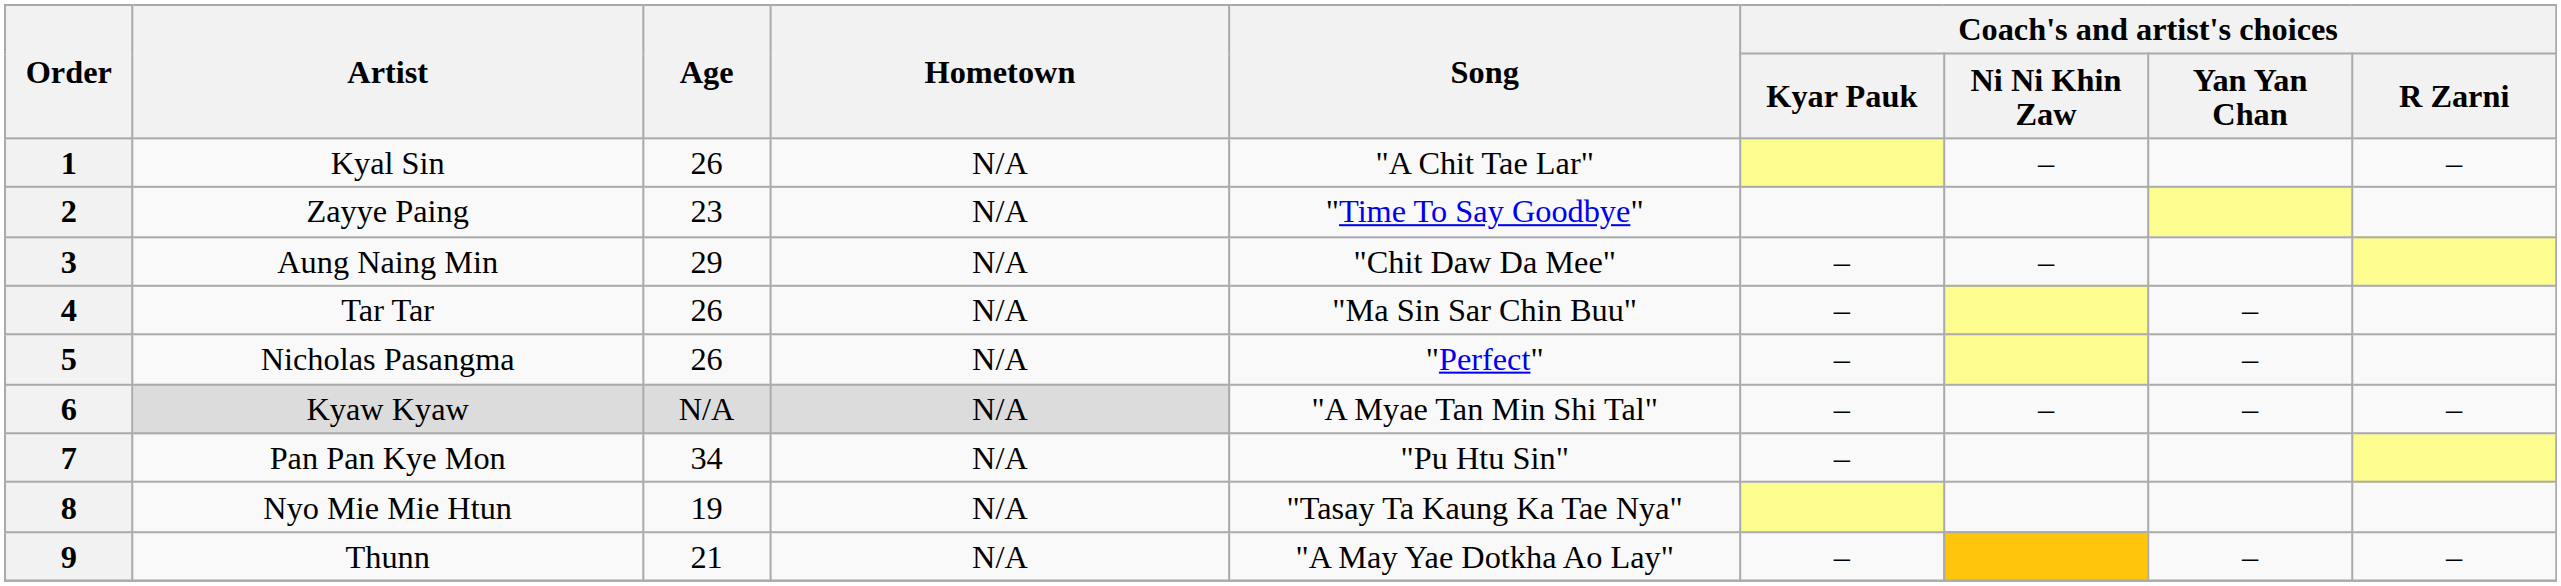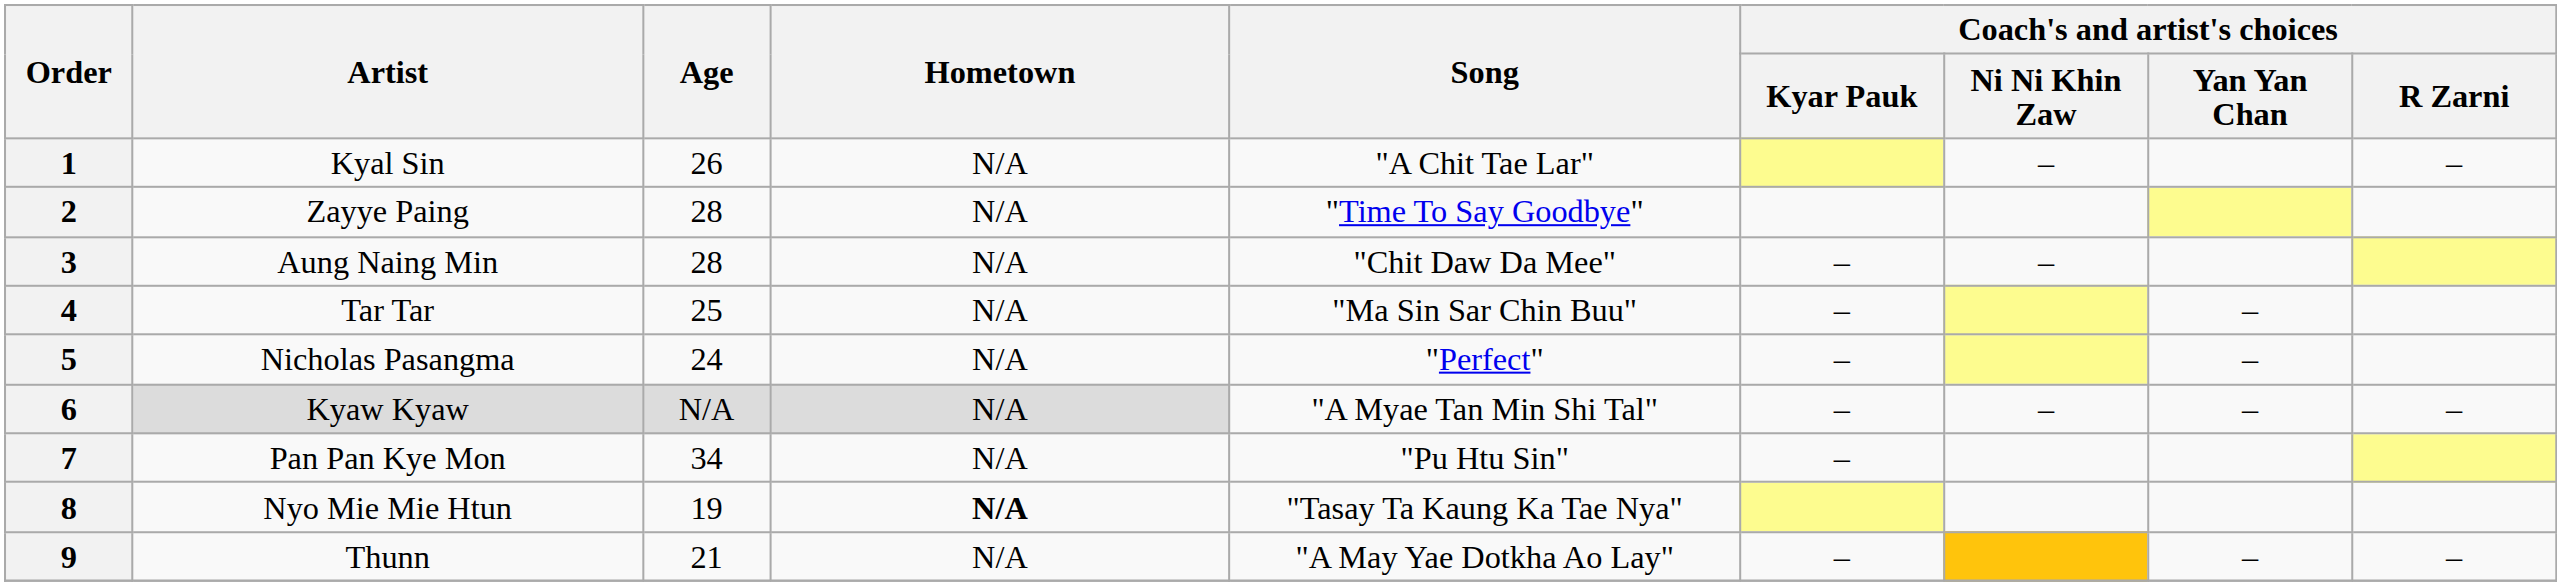(707, 212) 23 -> (707, 212) 28
(707, 261) 29 -> (707, 261) 28
(707, 310) 26 -> (707, 310) 25
(707, 359) 26 -> (707, 359) 24
(1000, 507) normal -> (1000, 507) bold
